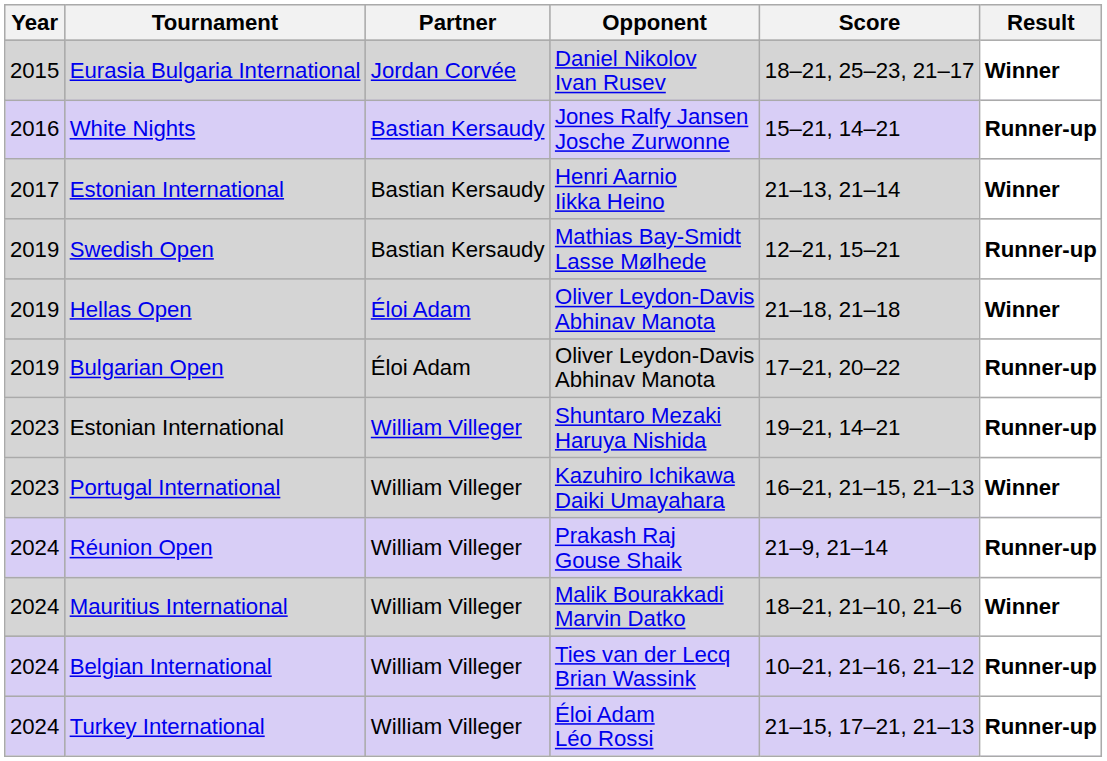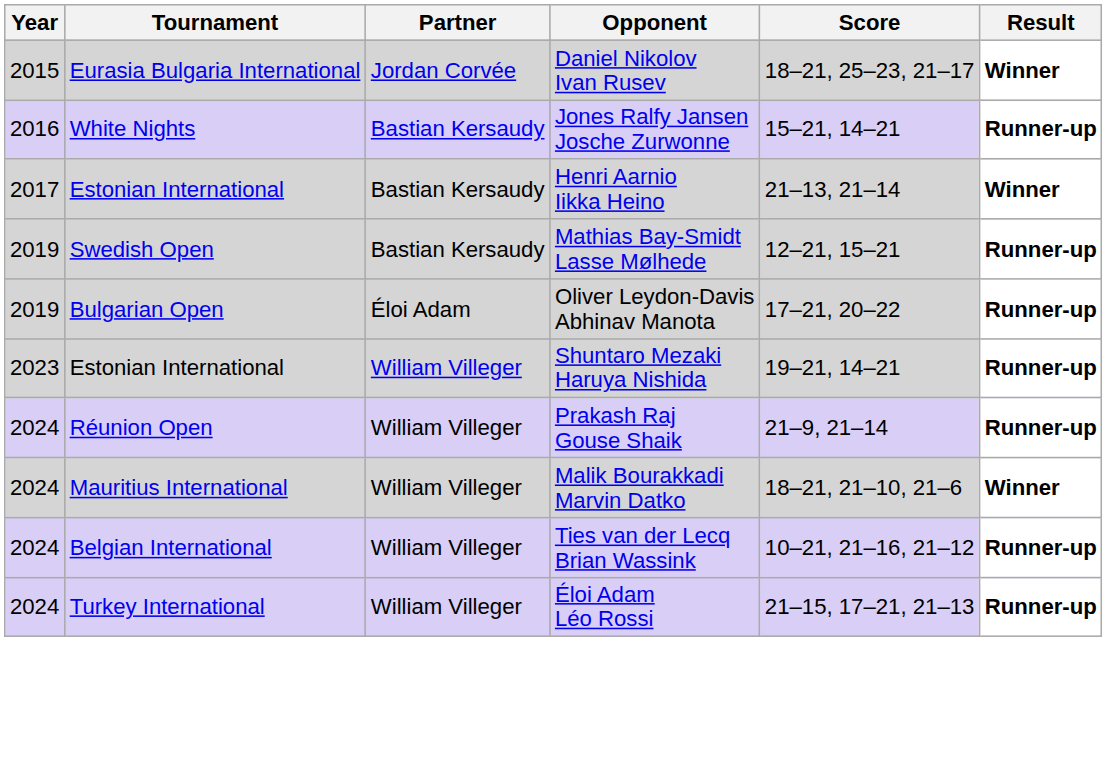- row: (131, 309)
- row: (175, 488)
